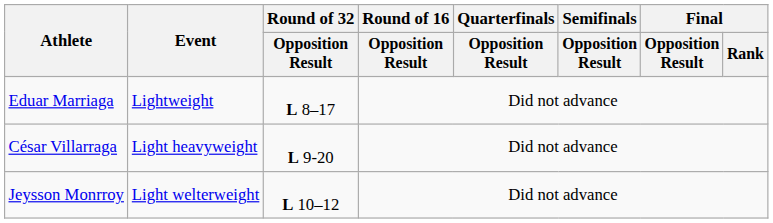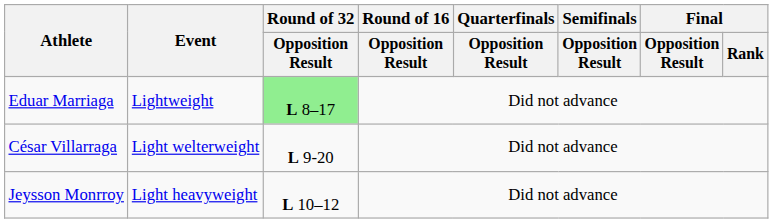(311, 110) no background -> (311, 110) lightgreen background
(195, 147) Light heavyweight -> (196, 147) Light welterweight
(196, 195) Light welterweight -> (195, 195) Light heavyweight
